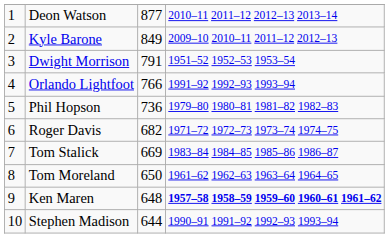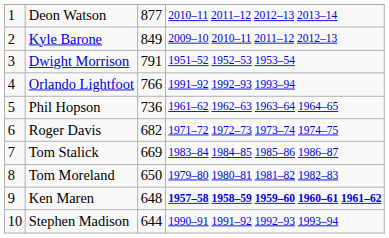(253, 107) 1979–80 1980–81 1981–82 1982–83 -> (253, 107) 1961–62 1962–63 1963–64 1964–65
(253, 175) 1961–62 1962–63 1963–64 1964–65 -> (253, 175) 1979–80 1980–81 1981–82 1982–83
